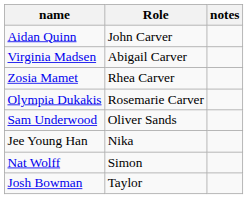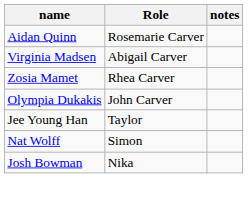(140, 36) John Carver -> (156, 36) Rosemarie Carver
(156, 99) Rosemarie Carver -> (140, 99) John Carver
- row: (52, 120)
(121, 141) Nika -> (125, 120) Taylor
(125, 183) Taylor -> (121, 162) Nika
